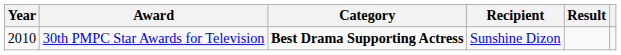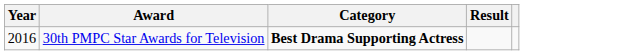- column: (515, 15)
(22, 38) 2010 -> (22, 38) 2016
